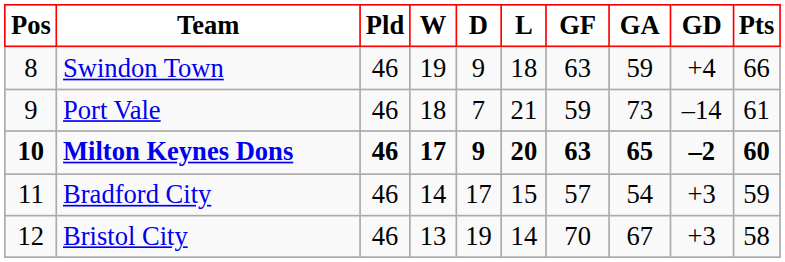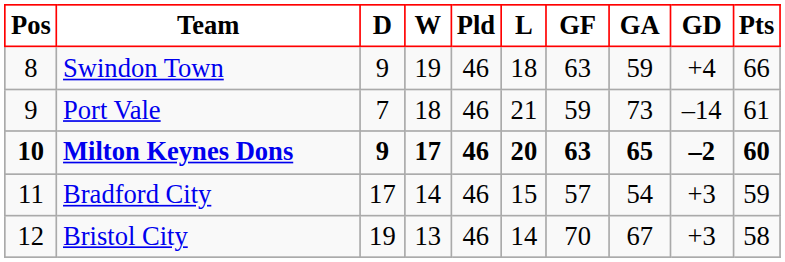columns swapped: (385, 25) <-> (478, 25)
